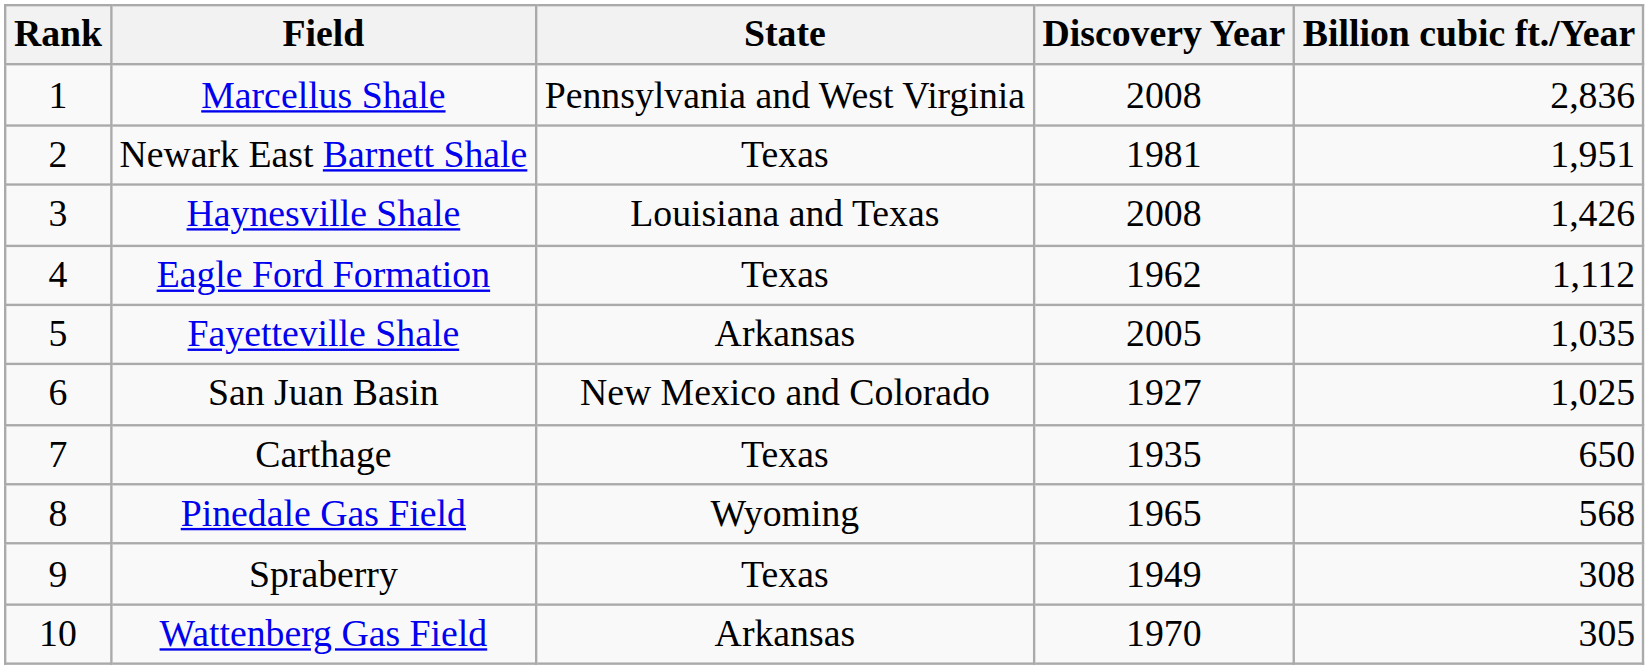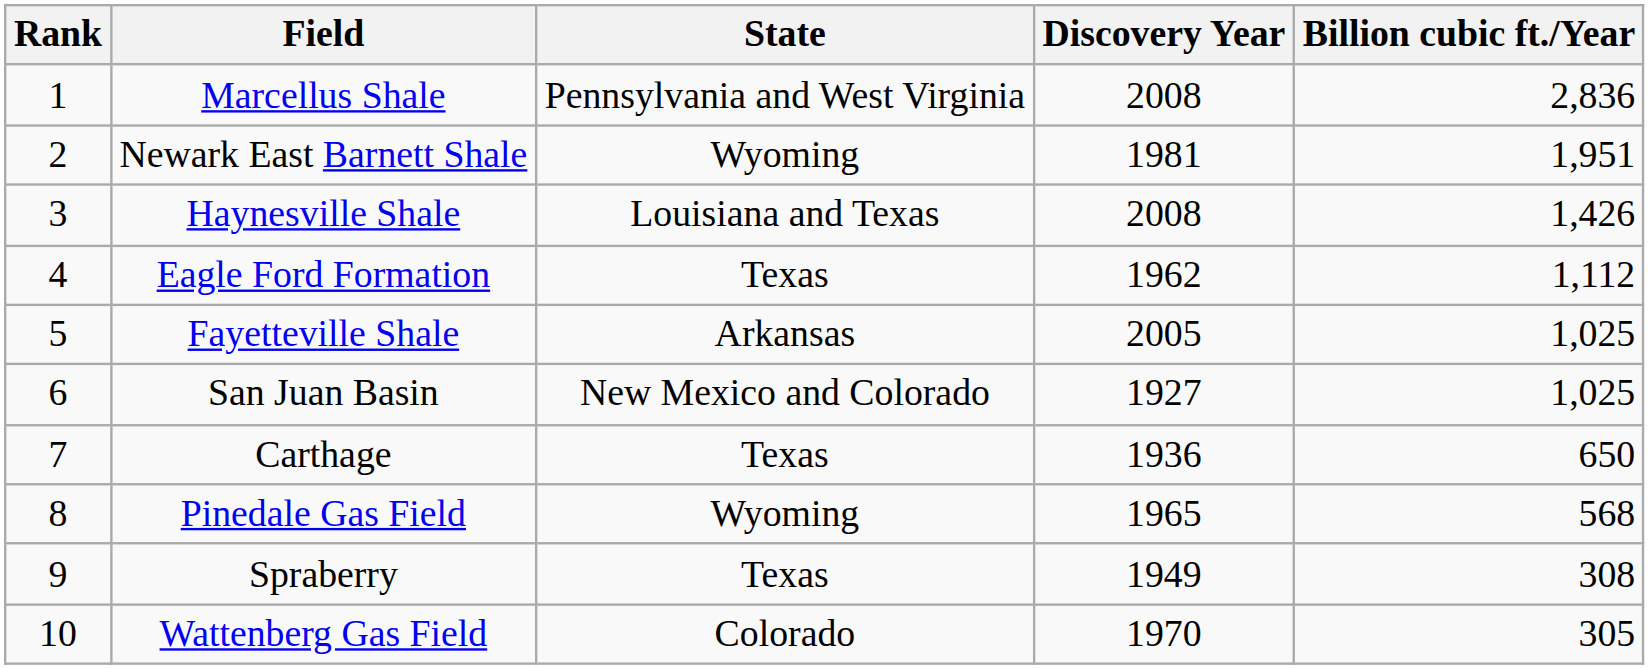(785, 154) Texas -> (785, 154) Wyoming
(1593, 333) 1,035 -> (1593, 333) 1,025
(1164, 453) 1935 -> (1164, 453) 1936
(785, 633) Arkansas -> (785, 633) Colorado
